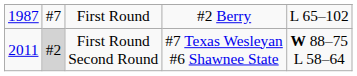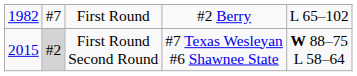(23, 16) 1987 -> (23, 16) 1982
(23, 49) 2011 -> (23, 49) 2015
